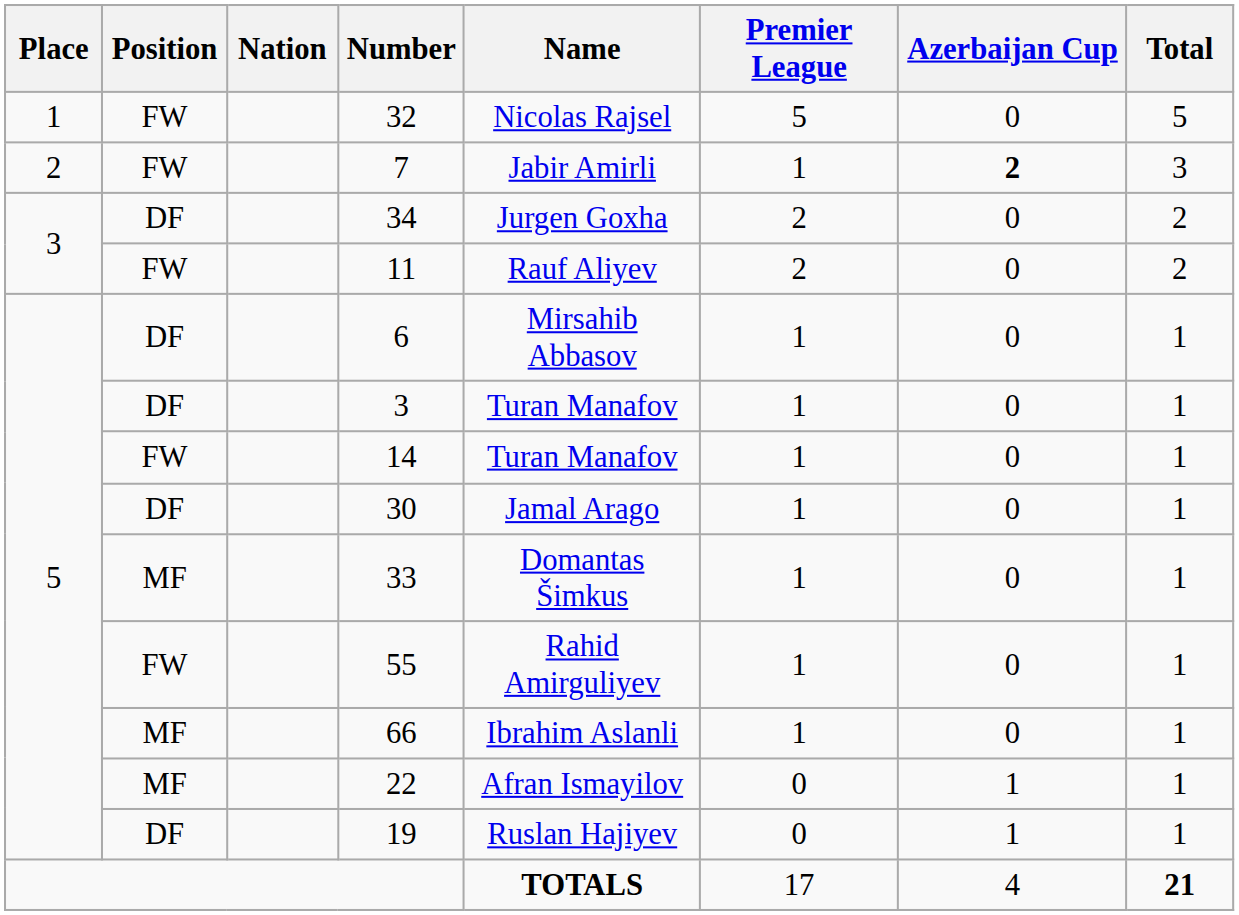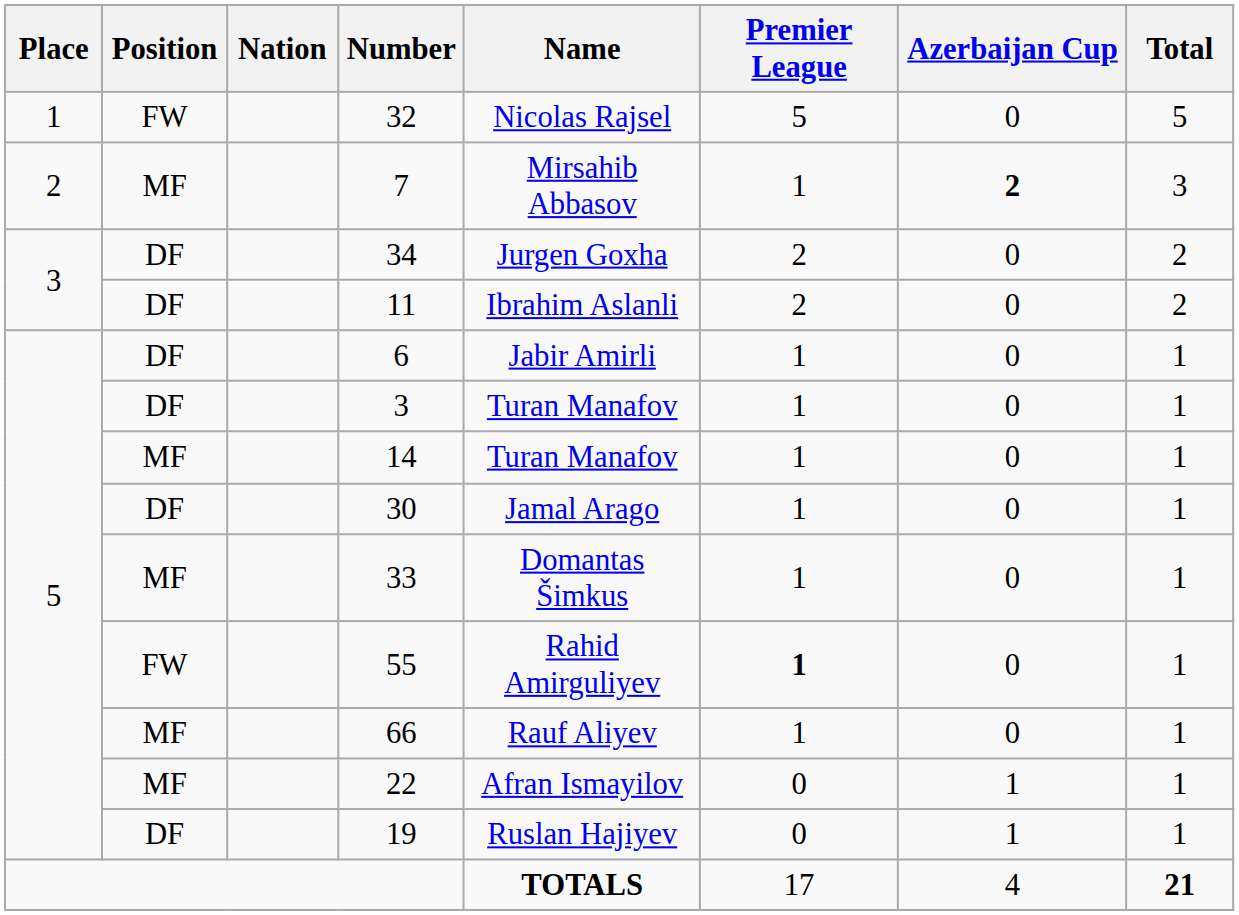(165, 167) FW -> (165, 185) MF
(582, 167) Jabir Amirli -> (582, 185) Mirsahib Abbasov
(165, 268) FW -> (165, 305) DF
(582, 268) Rauf Aliyev -> (582, 305) Ibrahim Aslanli
(582, 337) Mirsahib Abbasov -> (582, 355) Jabir Amirli
(165, 457) FW -> (165, 457) MF
(799, 663) normal -> (799, 663) bold
(582, 732) Ibrahim Aslanli -> (582, 732) Rauf Aliyev
